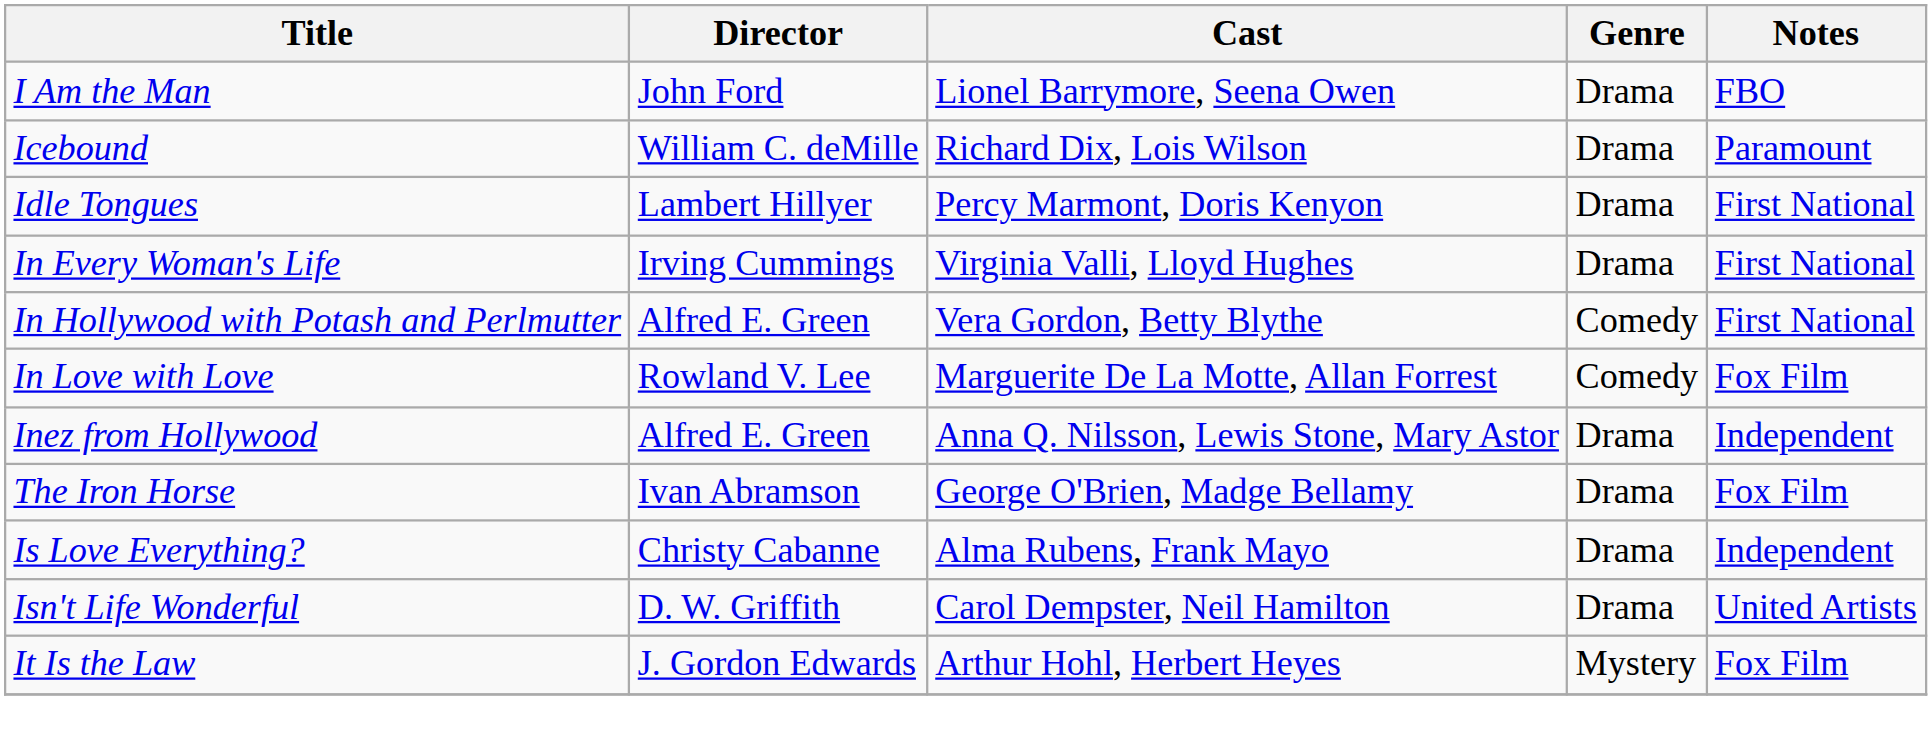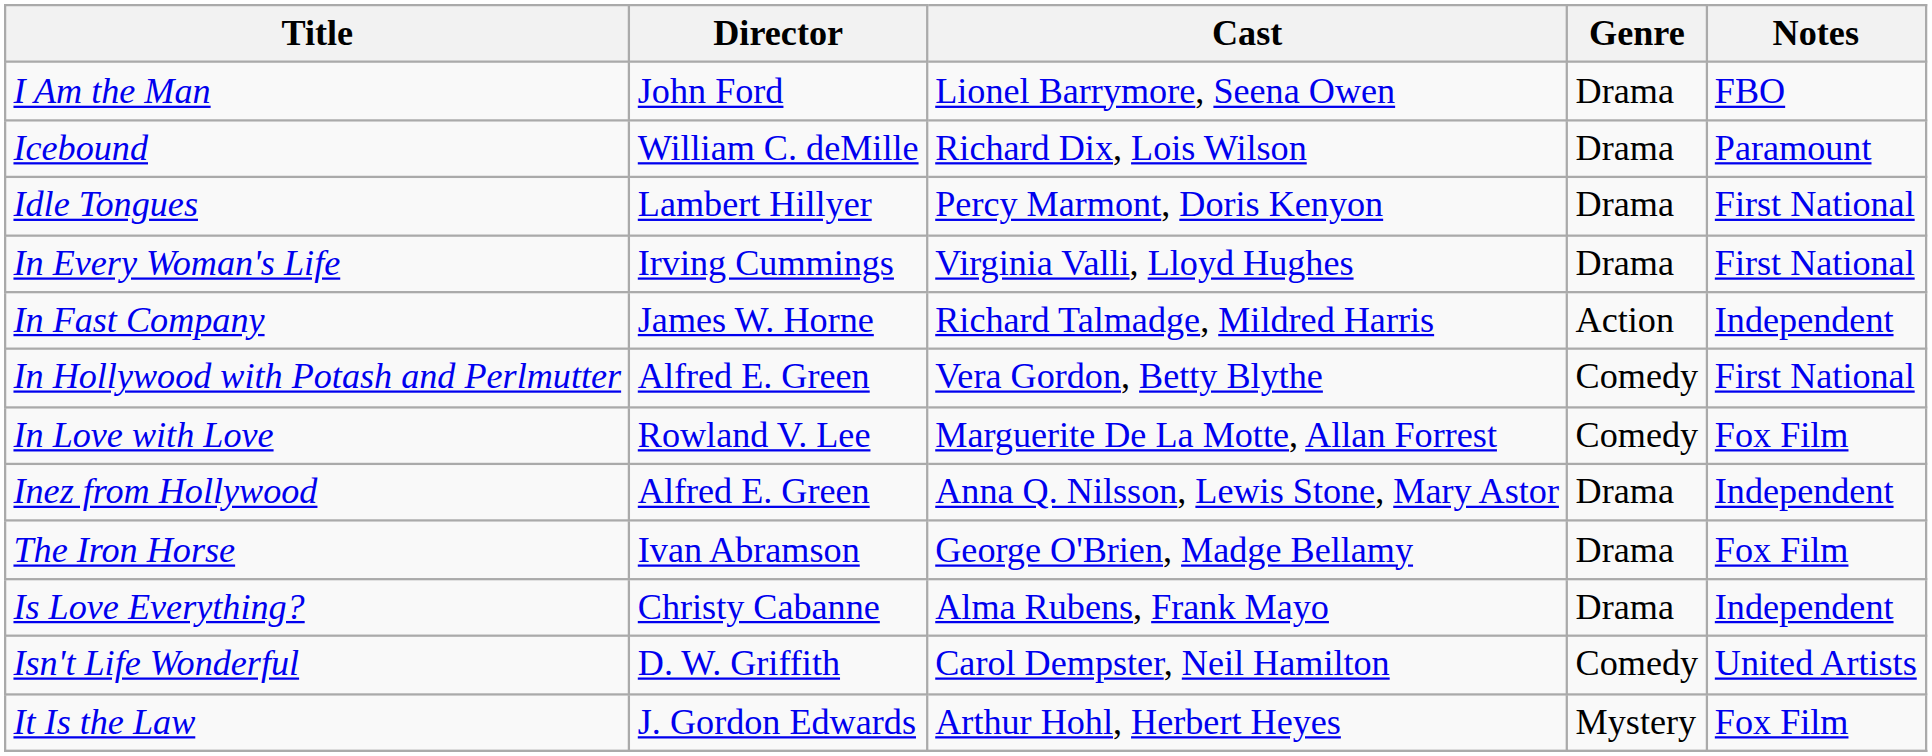+ row: (139, 319)
(1625, 606) Drama -> (1637, 663) Comedy
